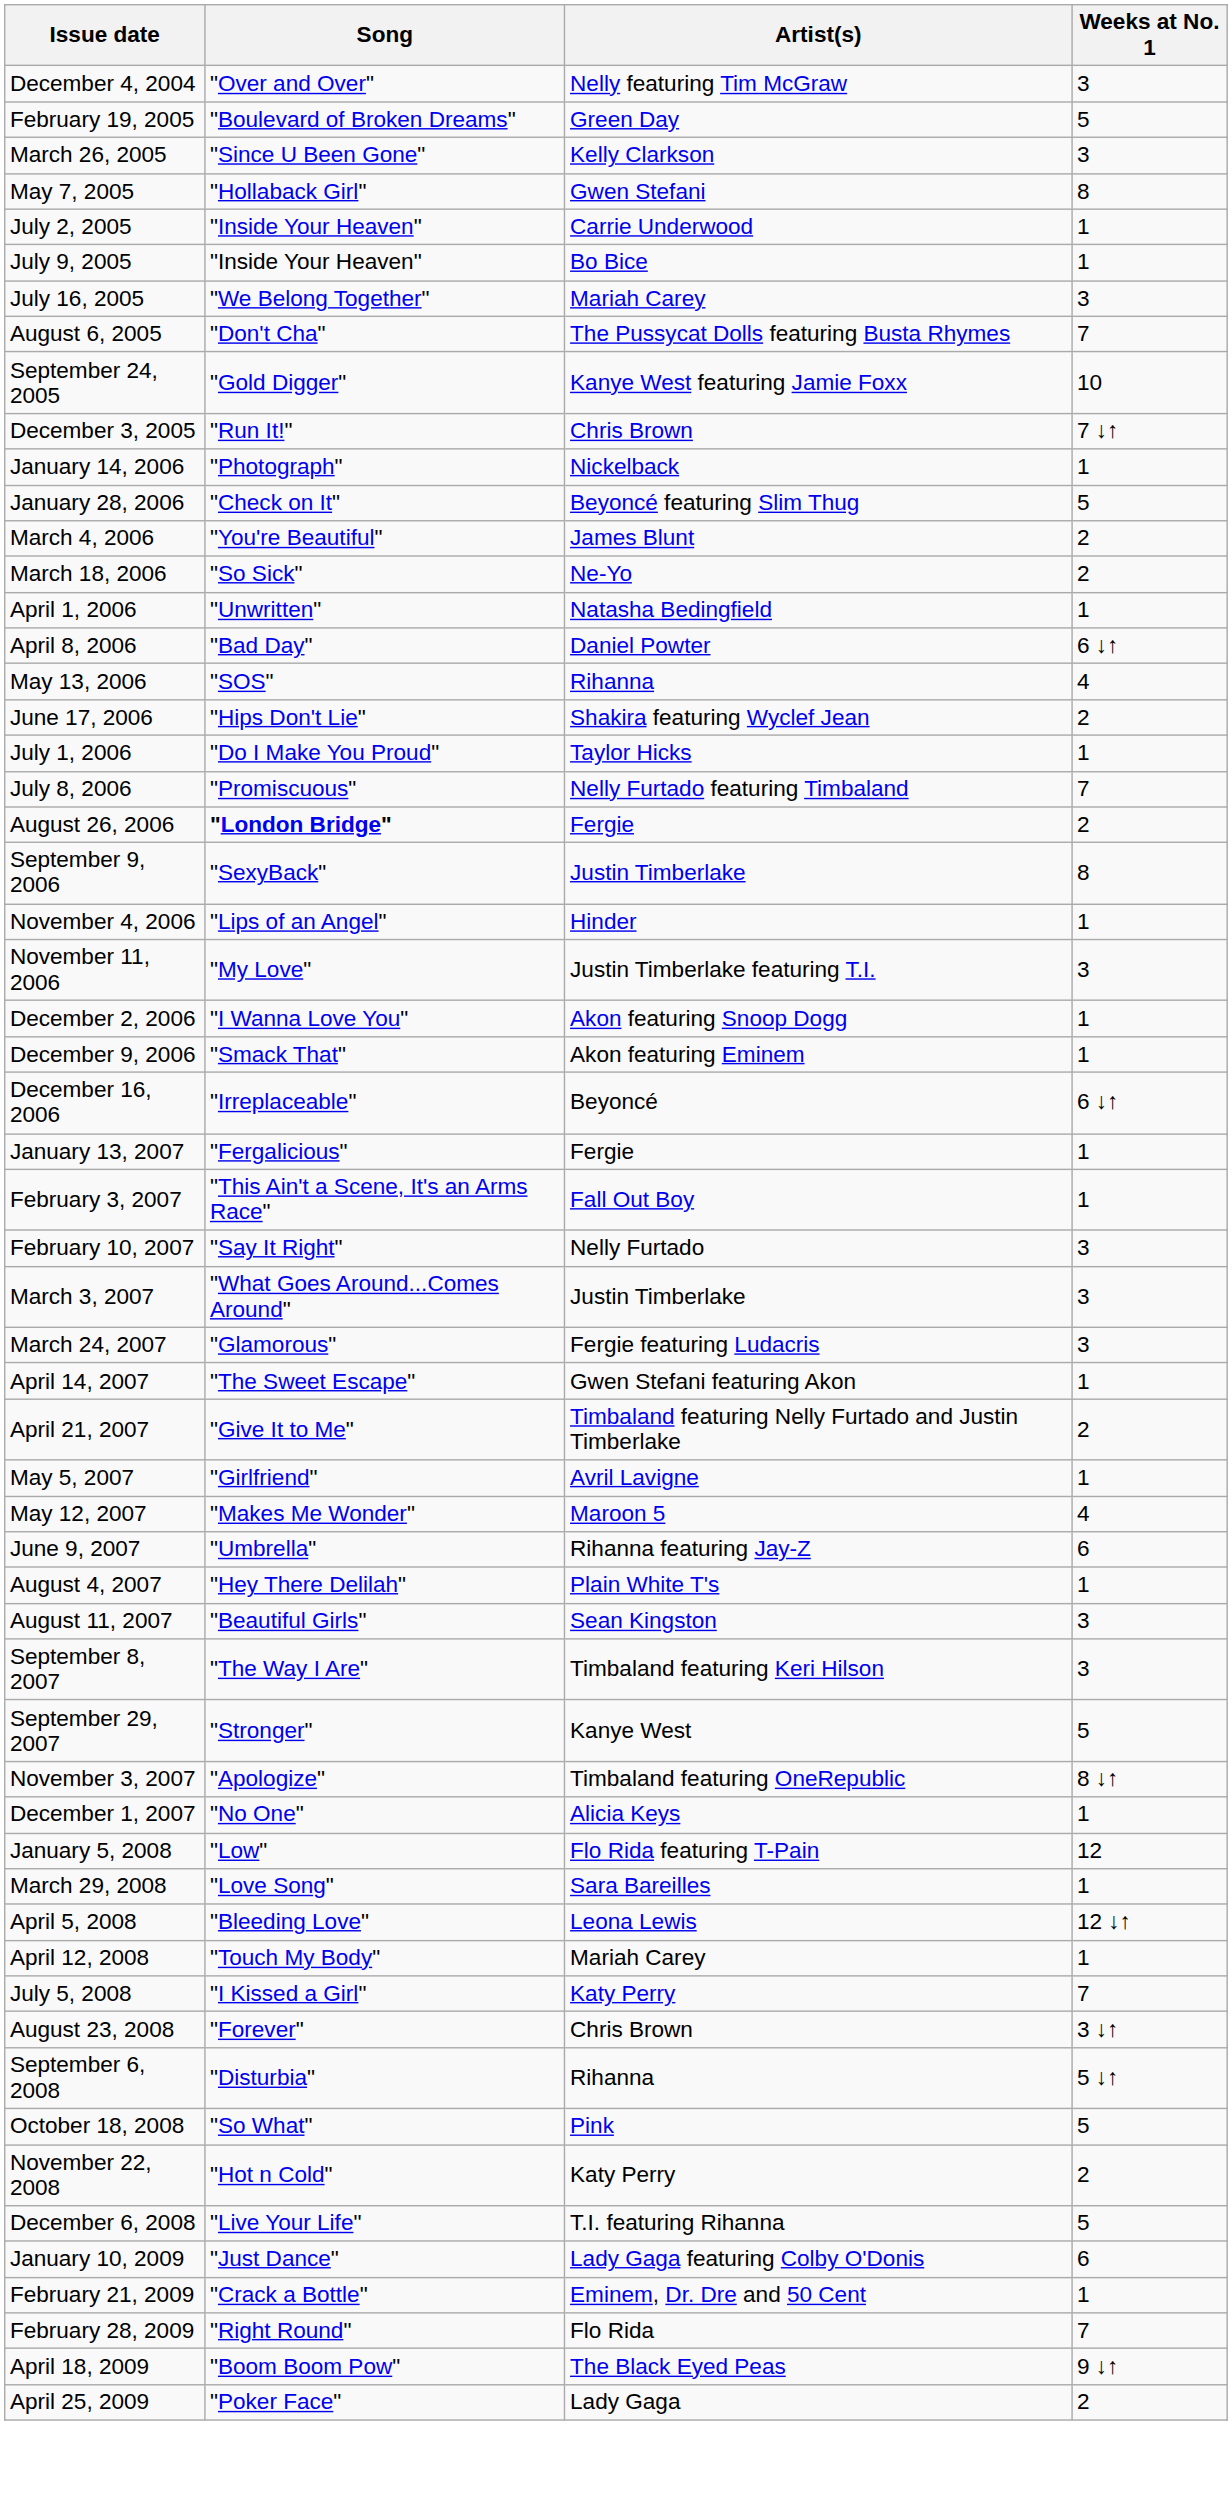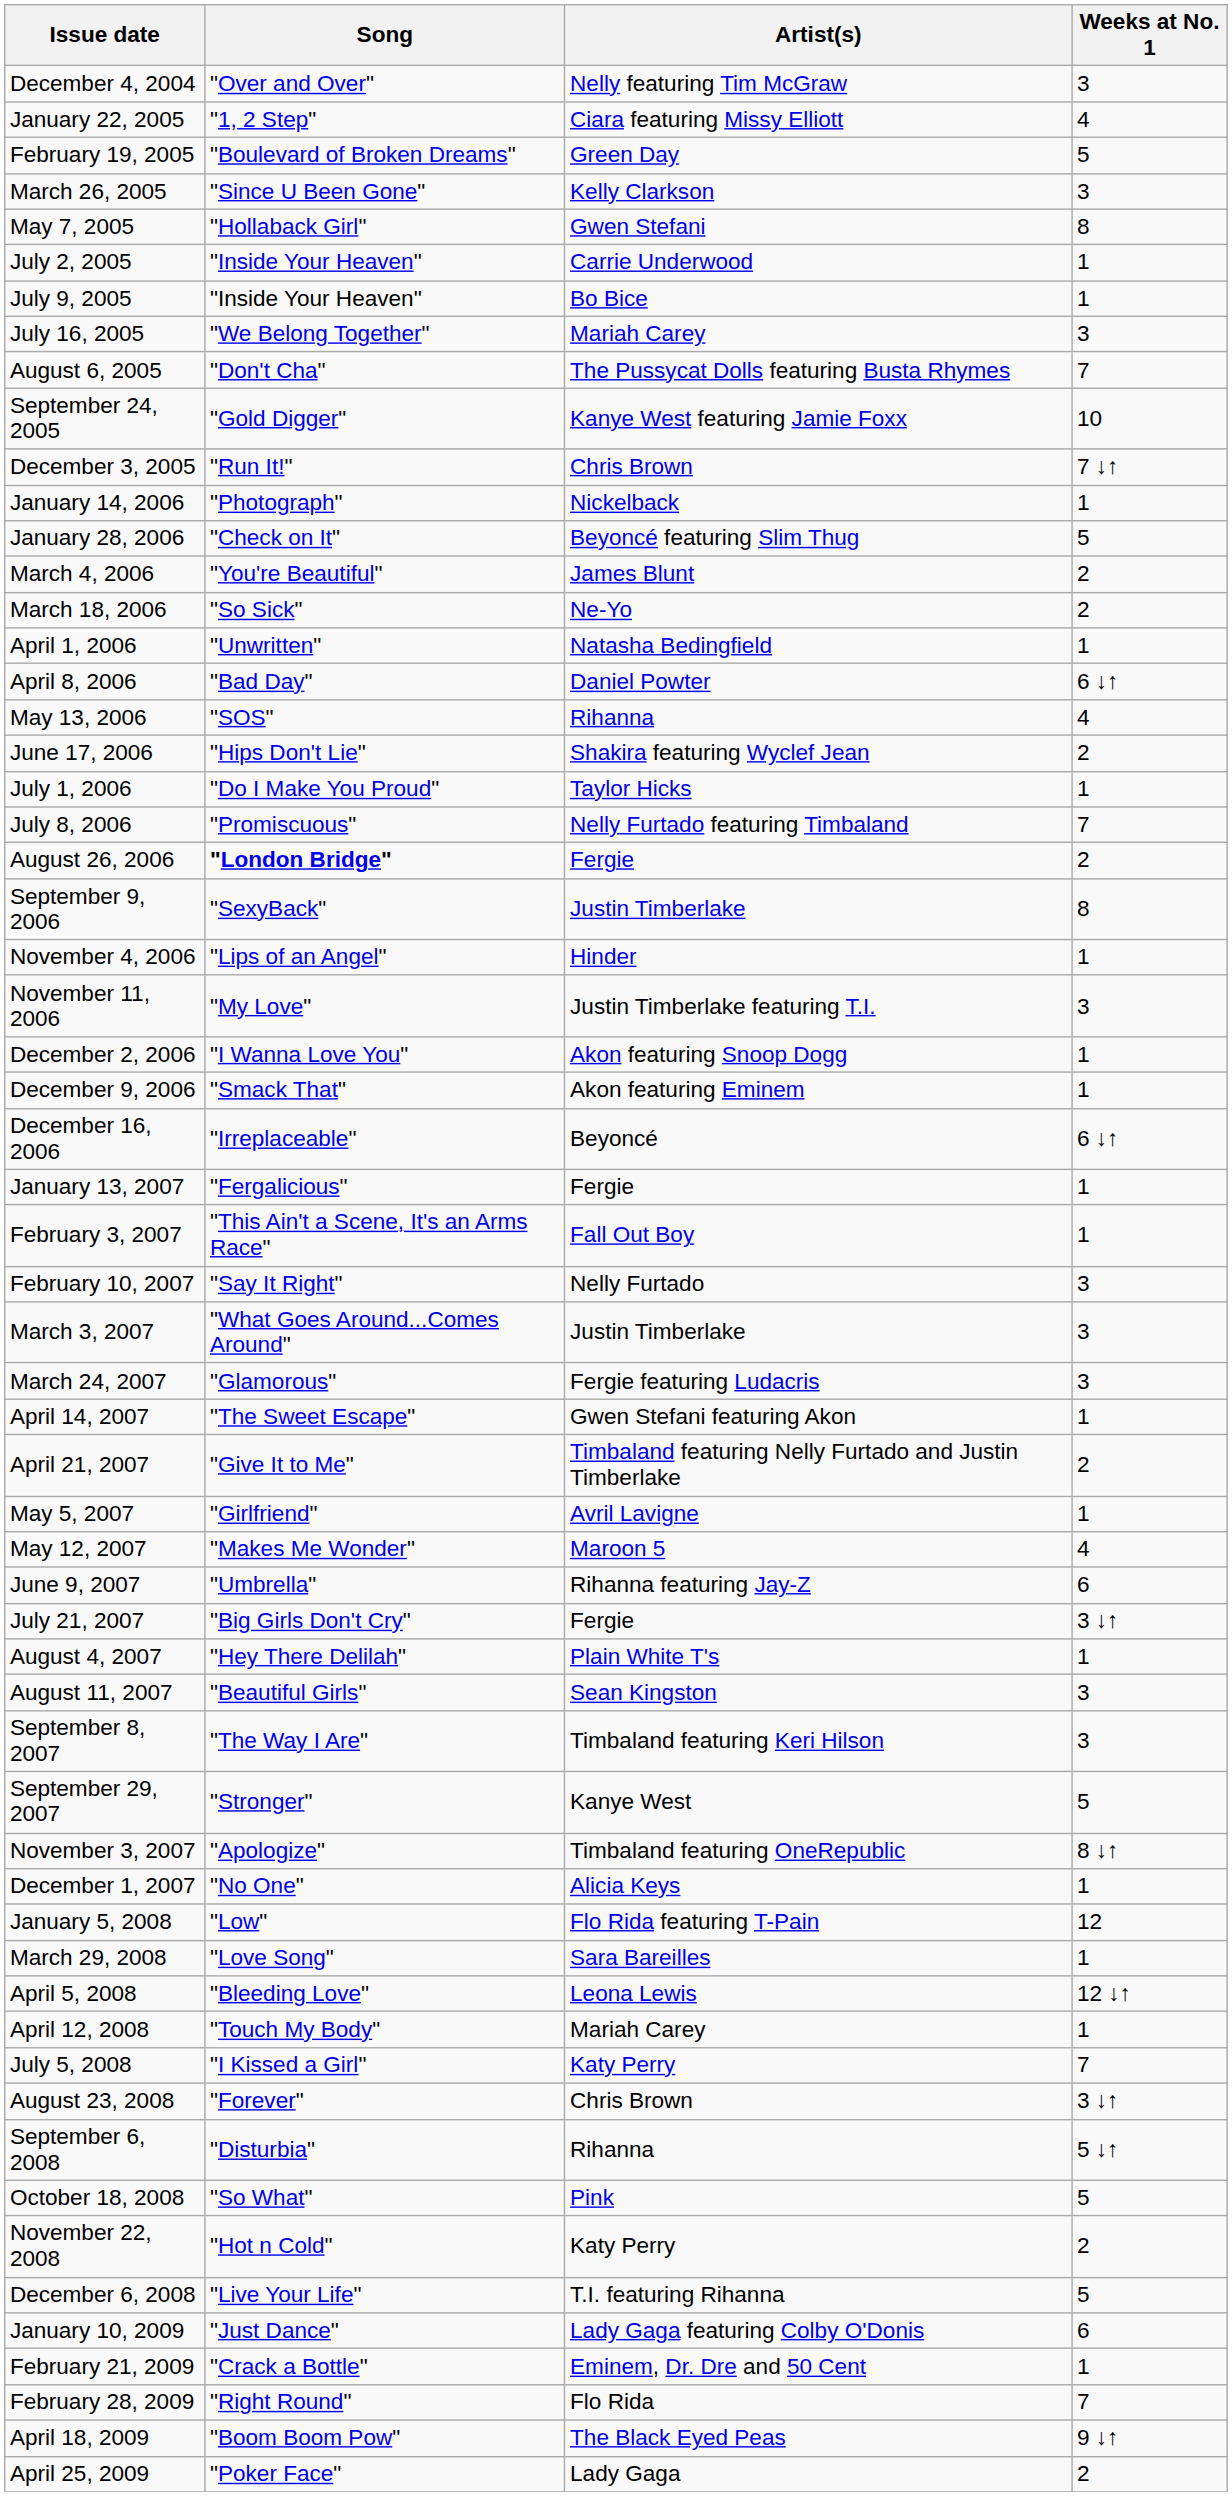+ row: (97, 119)
+ row: (77, 1620)
